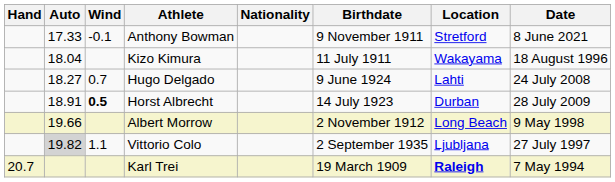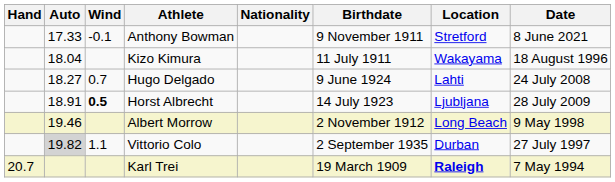(457, 101) Durban -> (462, 101) Ljubljana
(65, 123) 19.66 -> (65, 123) 19.46
(462, 144) Ljubljana -> (457, 144) Durban
